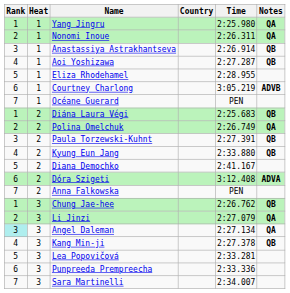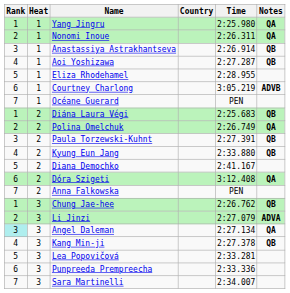(271, 179) ADVA -> (271, 179) QA
(271, 218) QA -> (271, 218) ADVA
